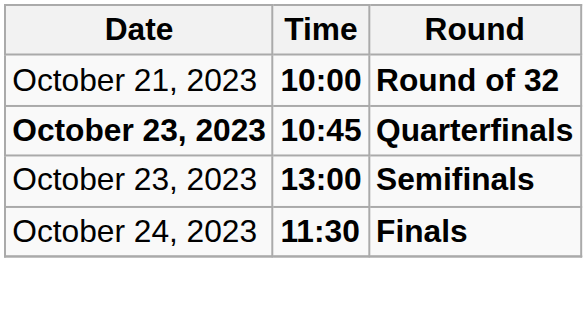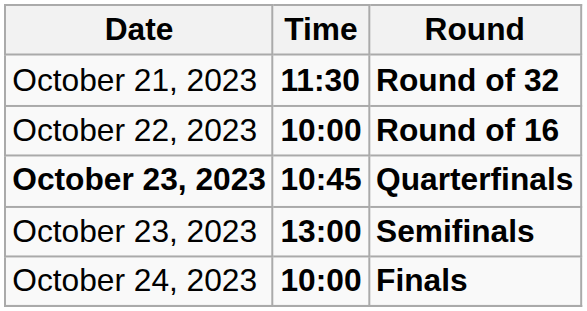(321, 79) 10:00 -> (320, 79) 11:30
+ row: (468, 130)
(320, 230) 11:30 -> (321, 280) 10:00
